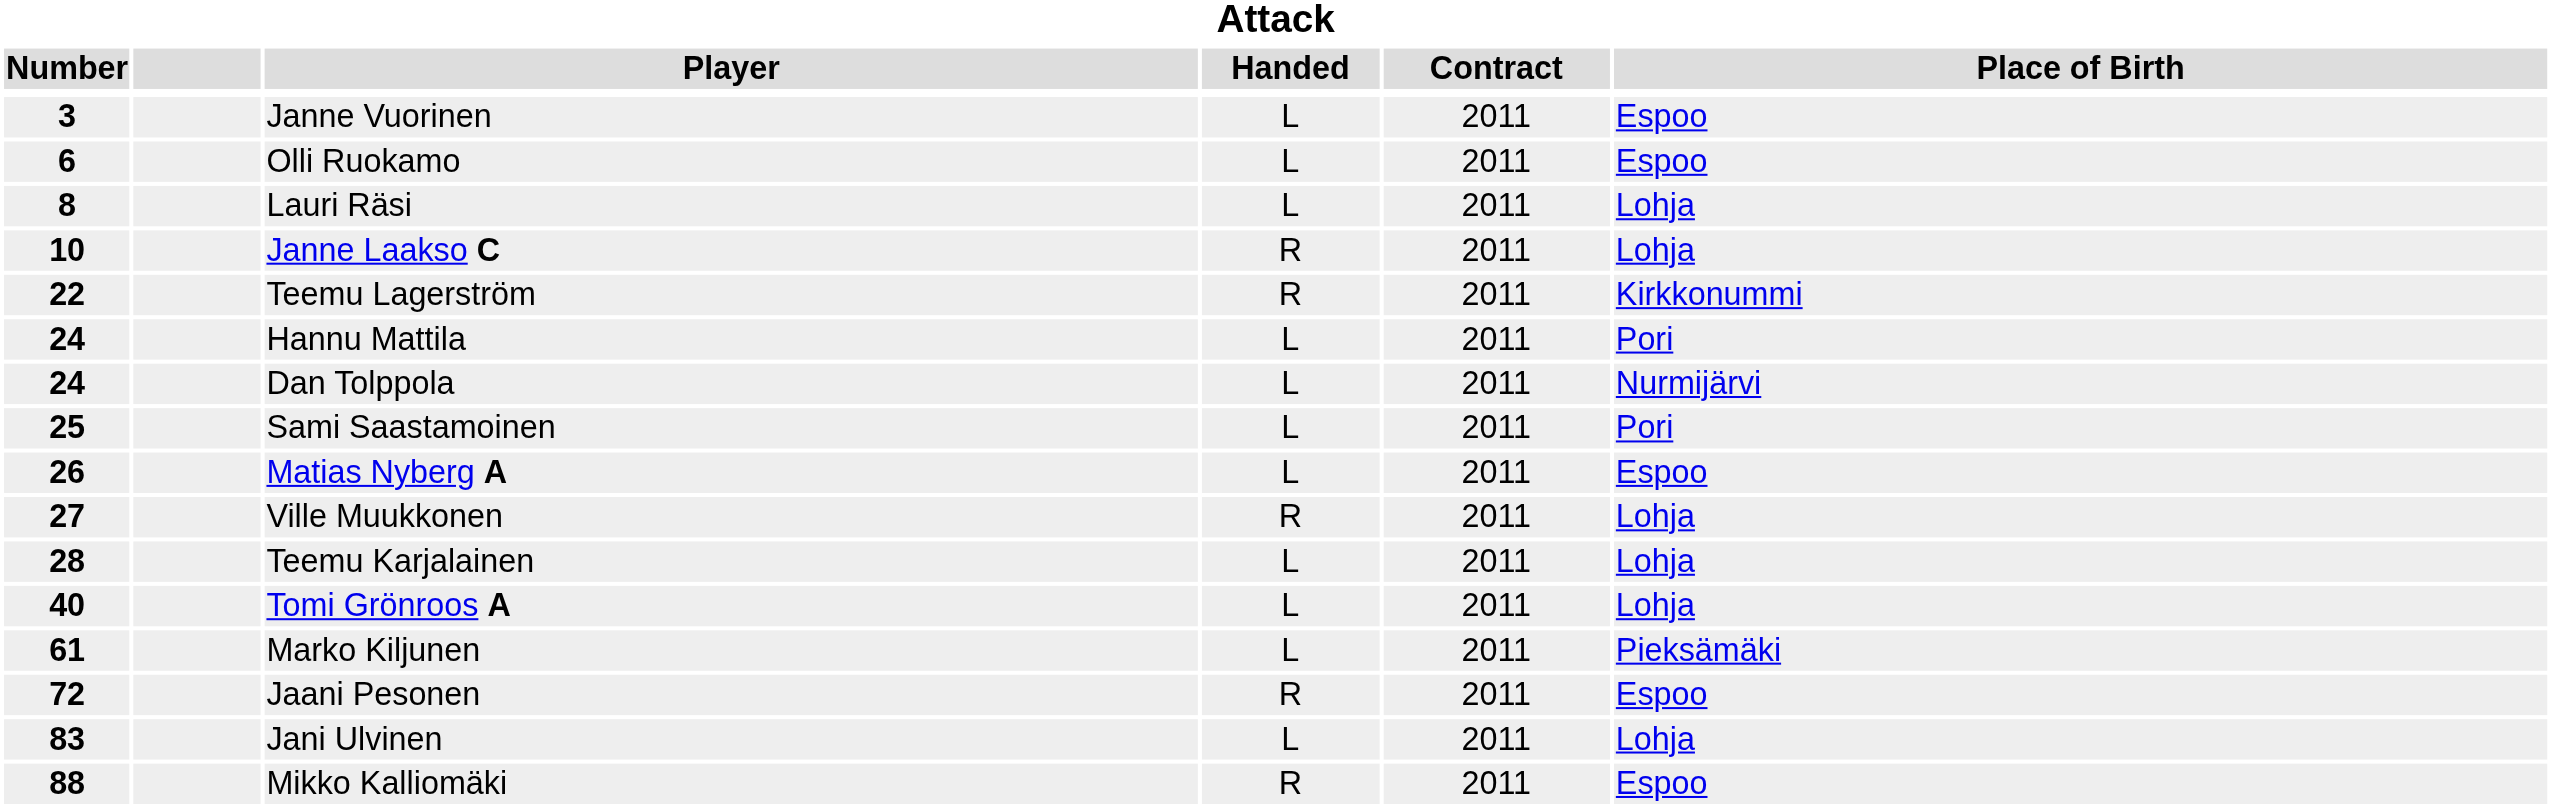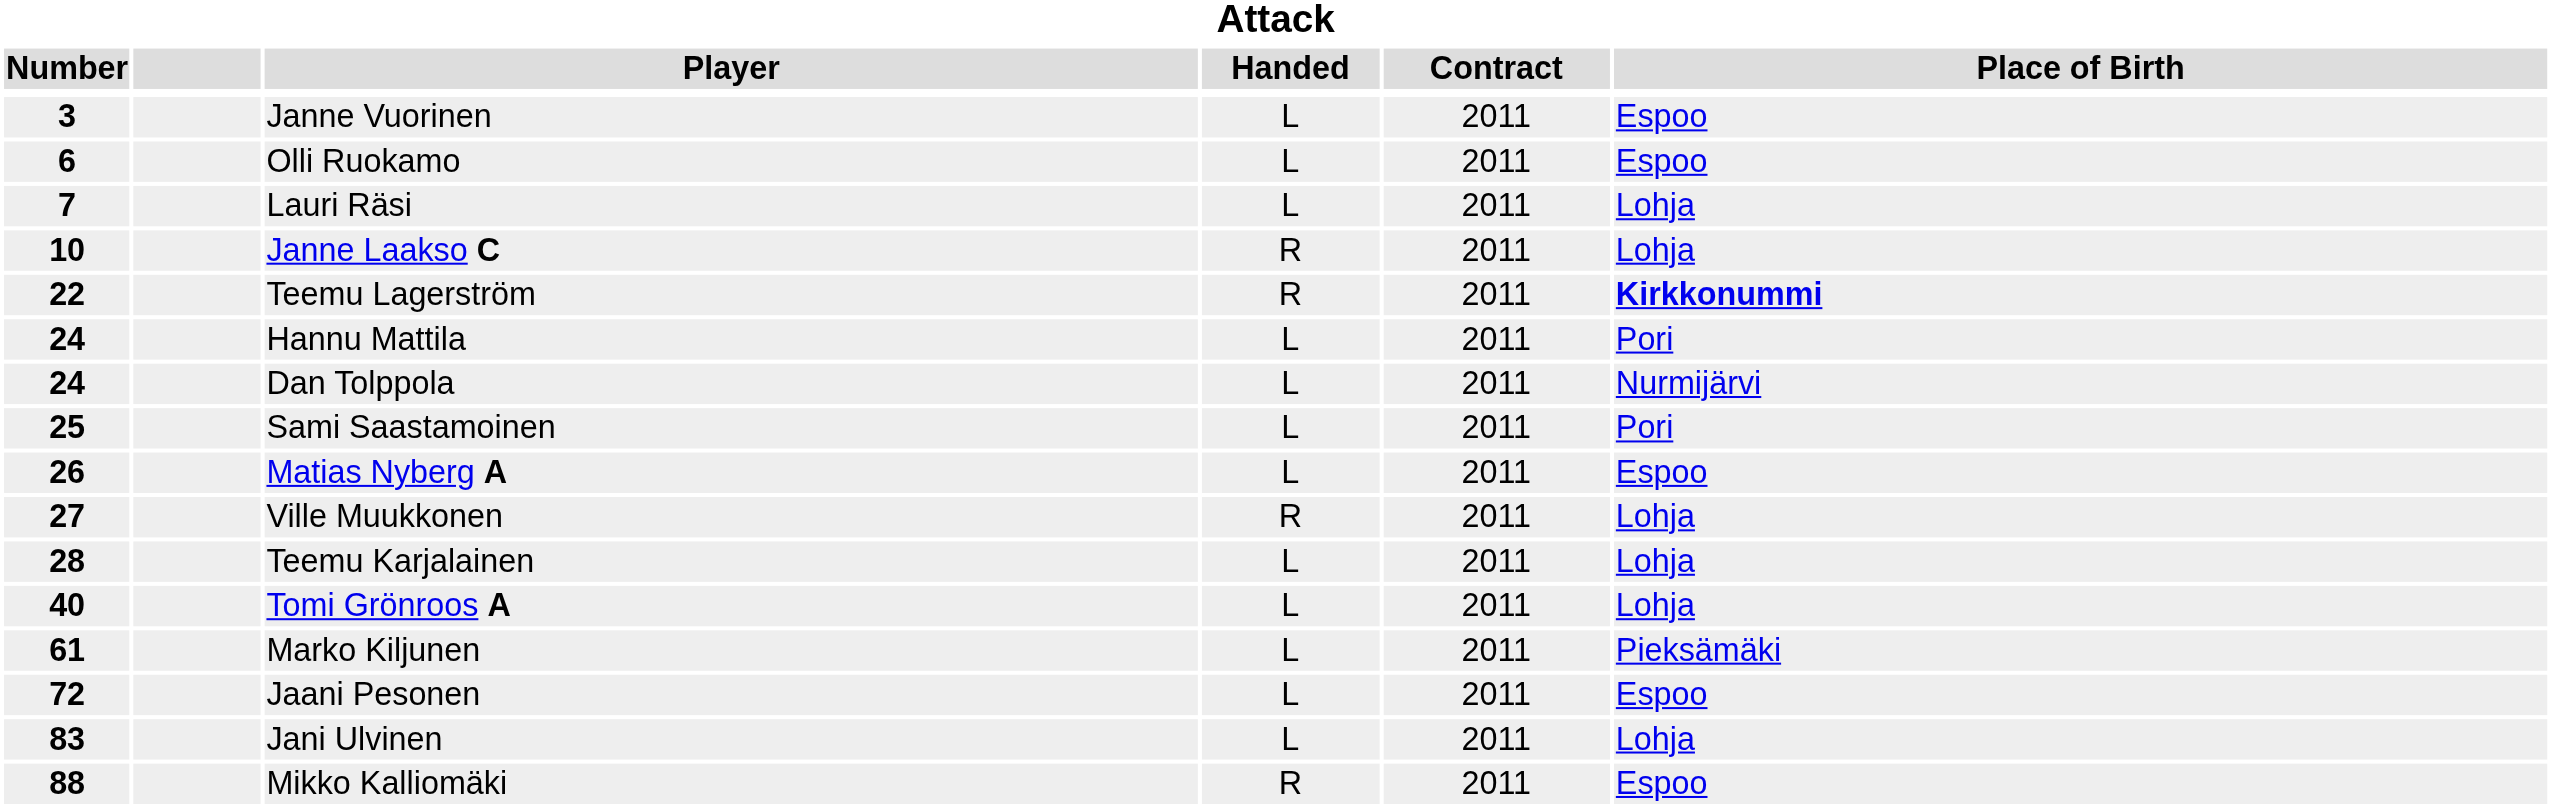(67, 205) 8 -> (67, 205) 7
(1709, 294) normal -> (1719, 294) bold
(1290, 694) R -> (1290, 694) L
